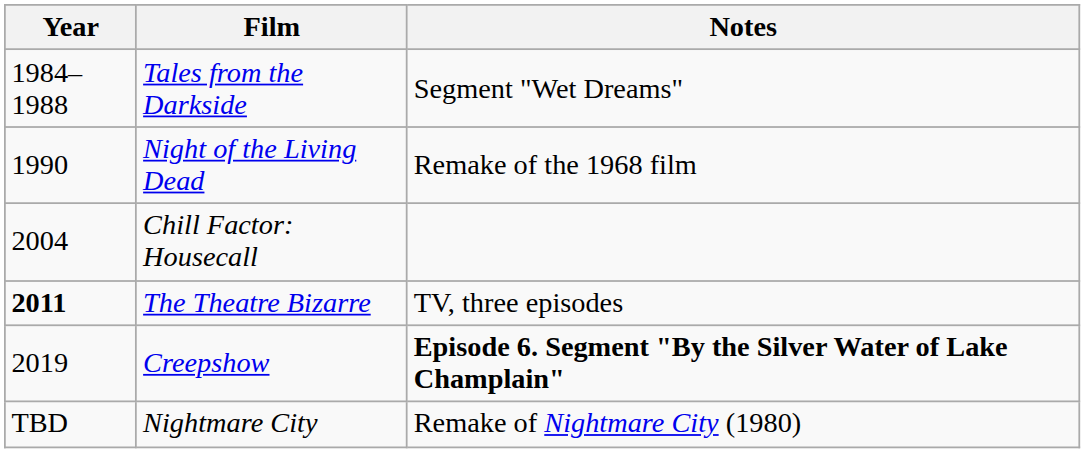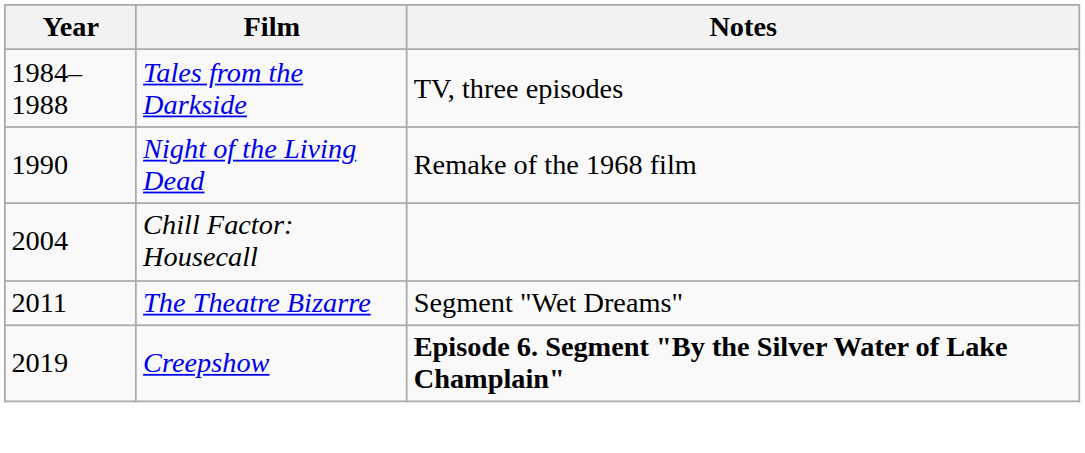(548, 87) Segment "Wet Dreams" -> (518, 87) TV, three episodes
(39, 302) bold -> (39, 302) normal
(518, 302) TV, three episodes -> (548, 302) Segment "Wet Dreams"
- row: (230, 423)
